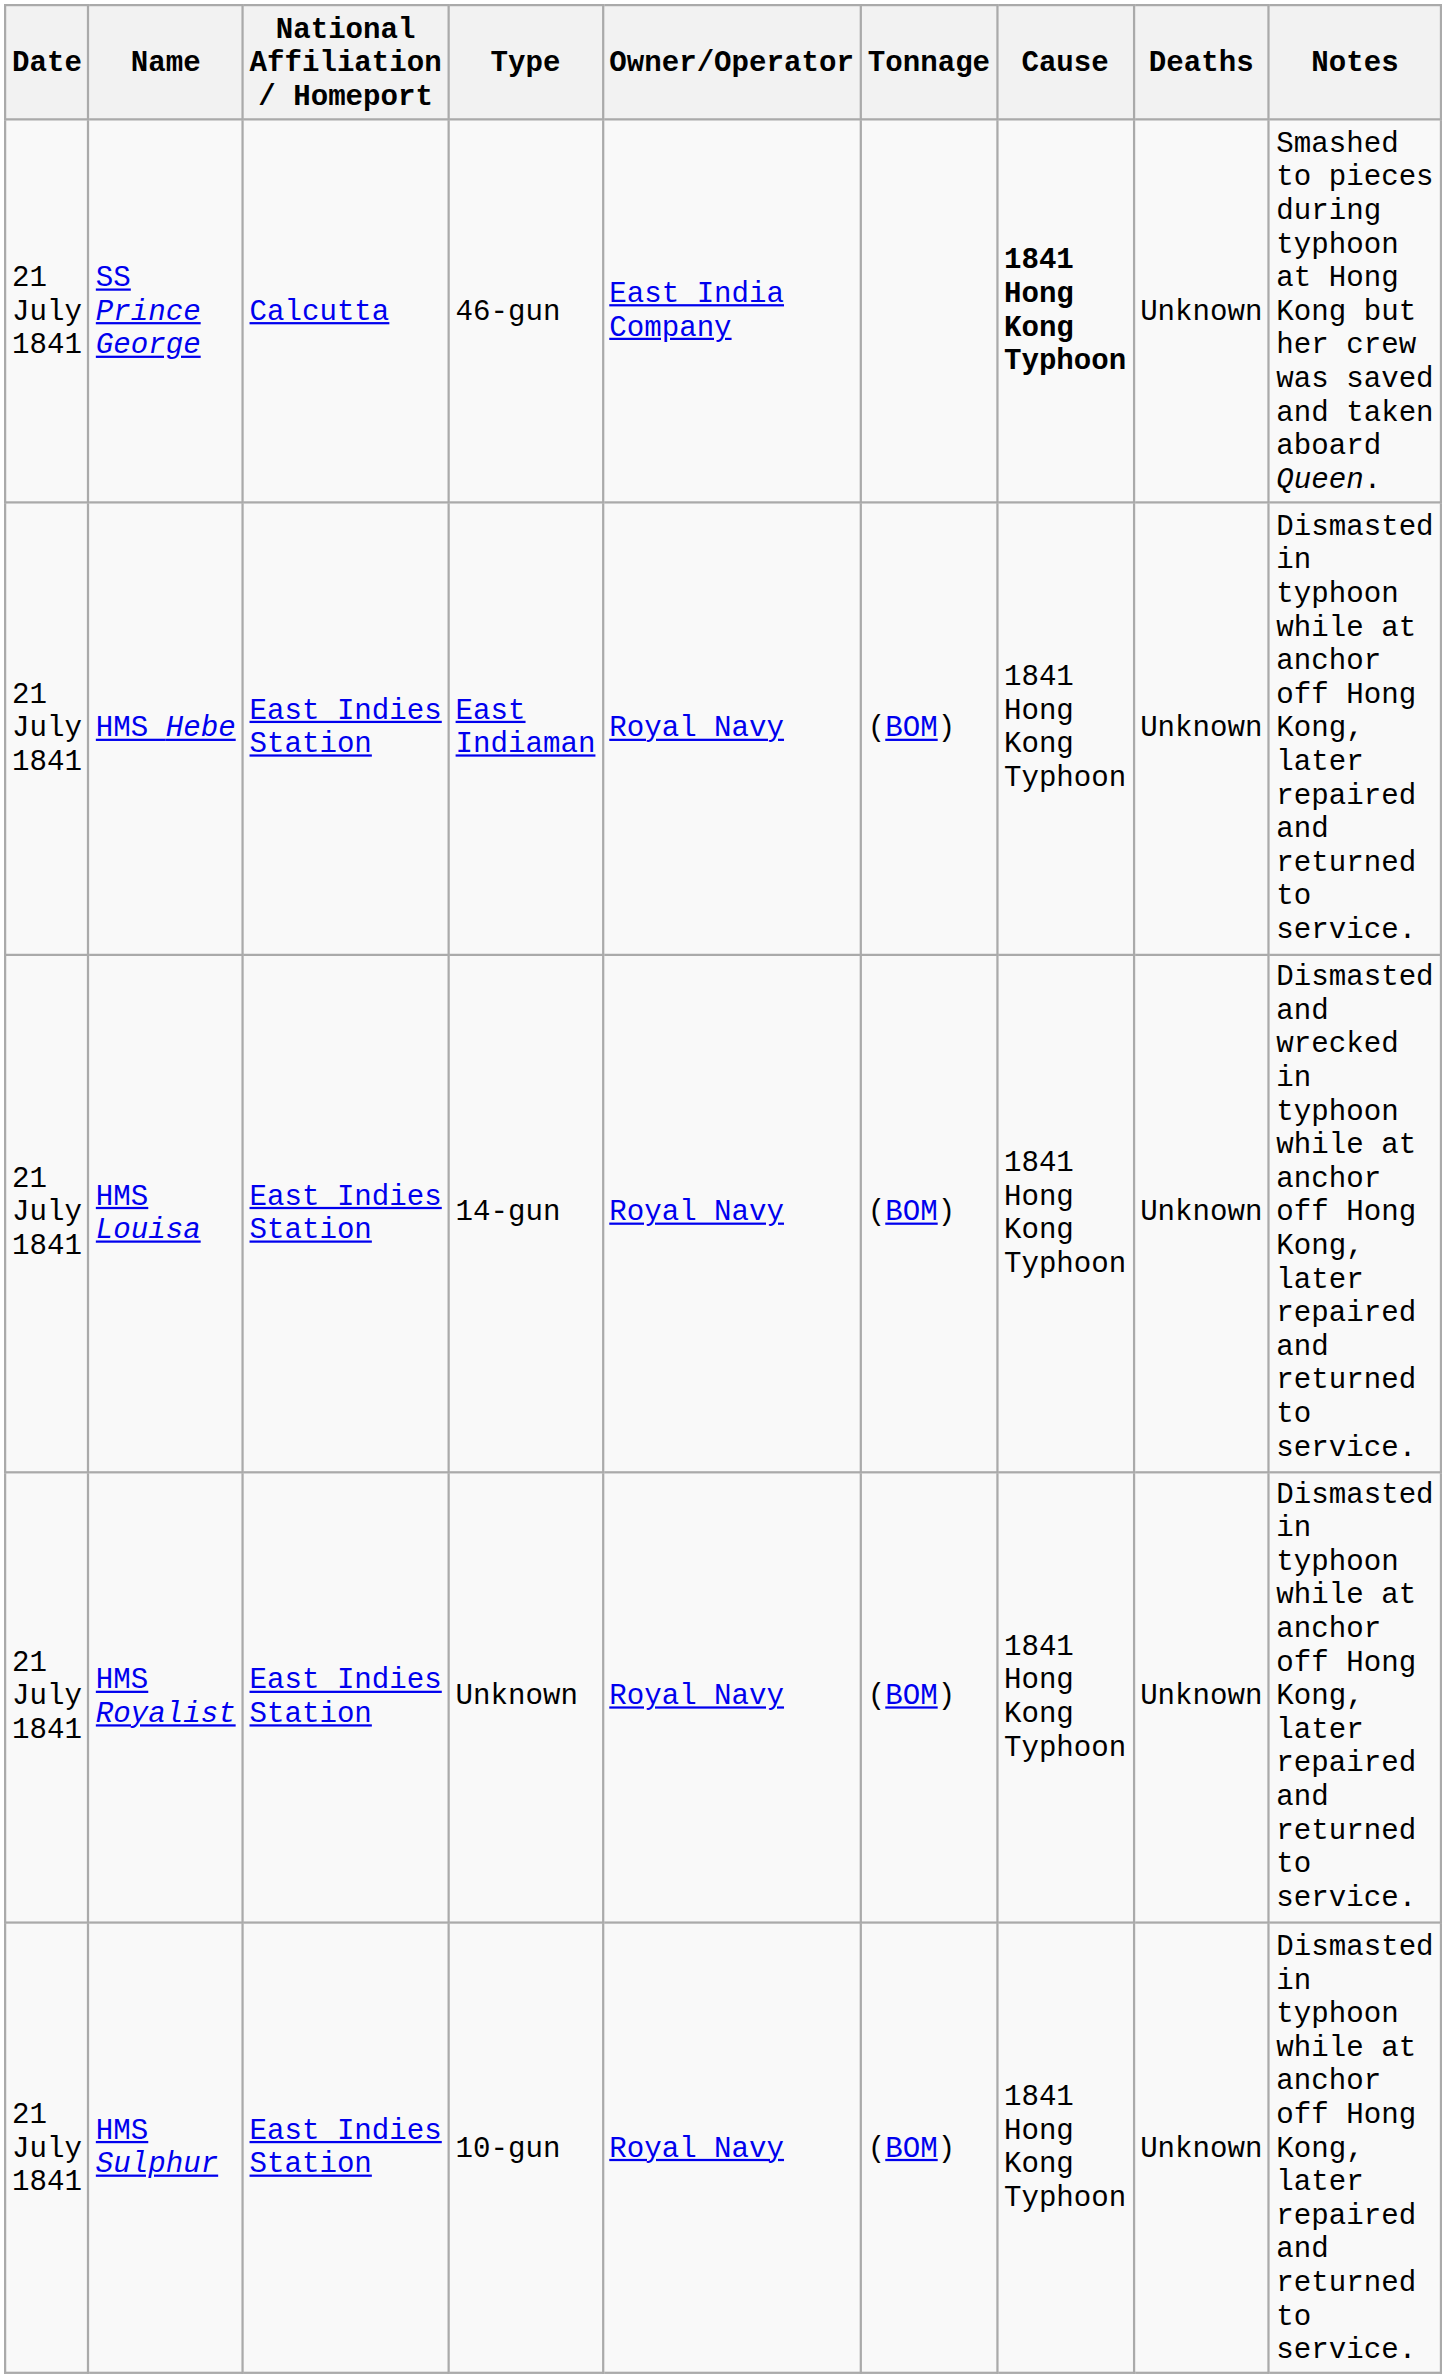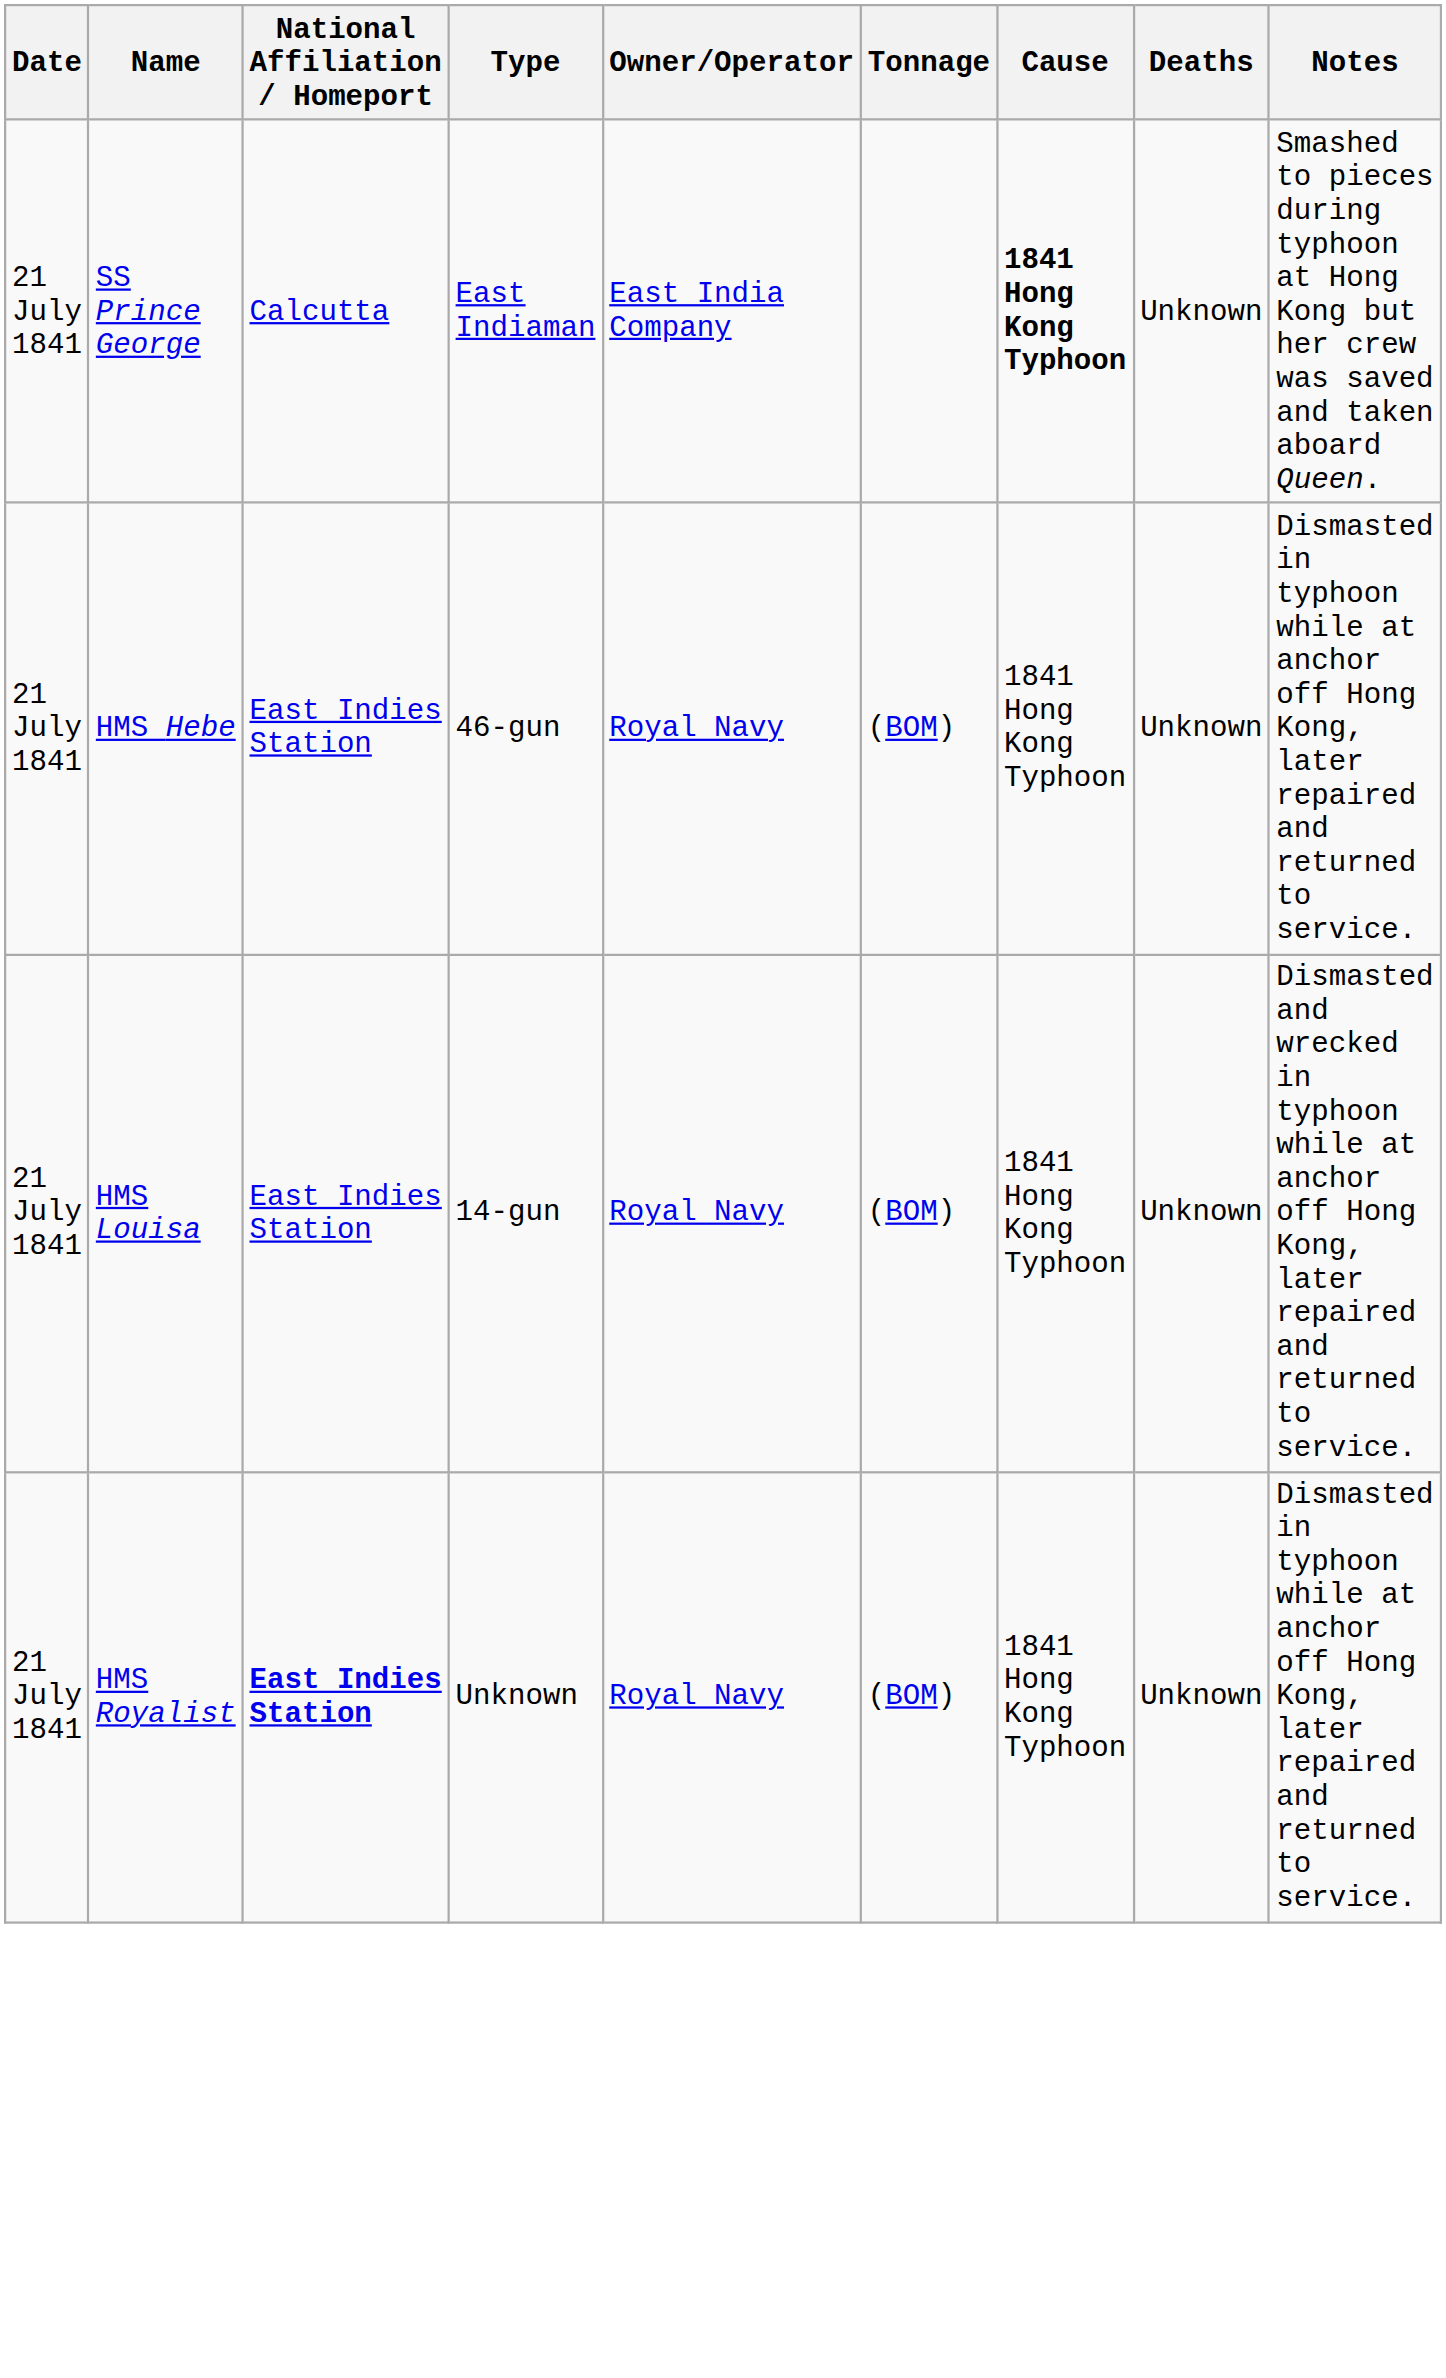(508, 312) 46-gun -> (526, 312) East Indiaman
(526, 729) East Indiaman -> (508, 729) 46-gun
(346, 1697) normal -> (346, 1697) bold
- row: (157, 2148)
